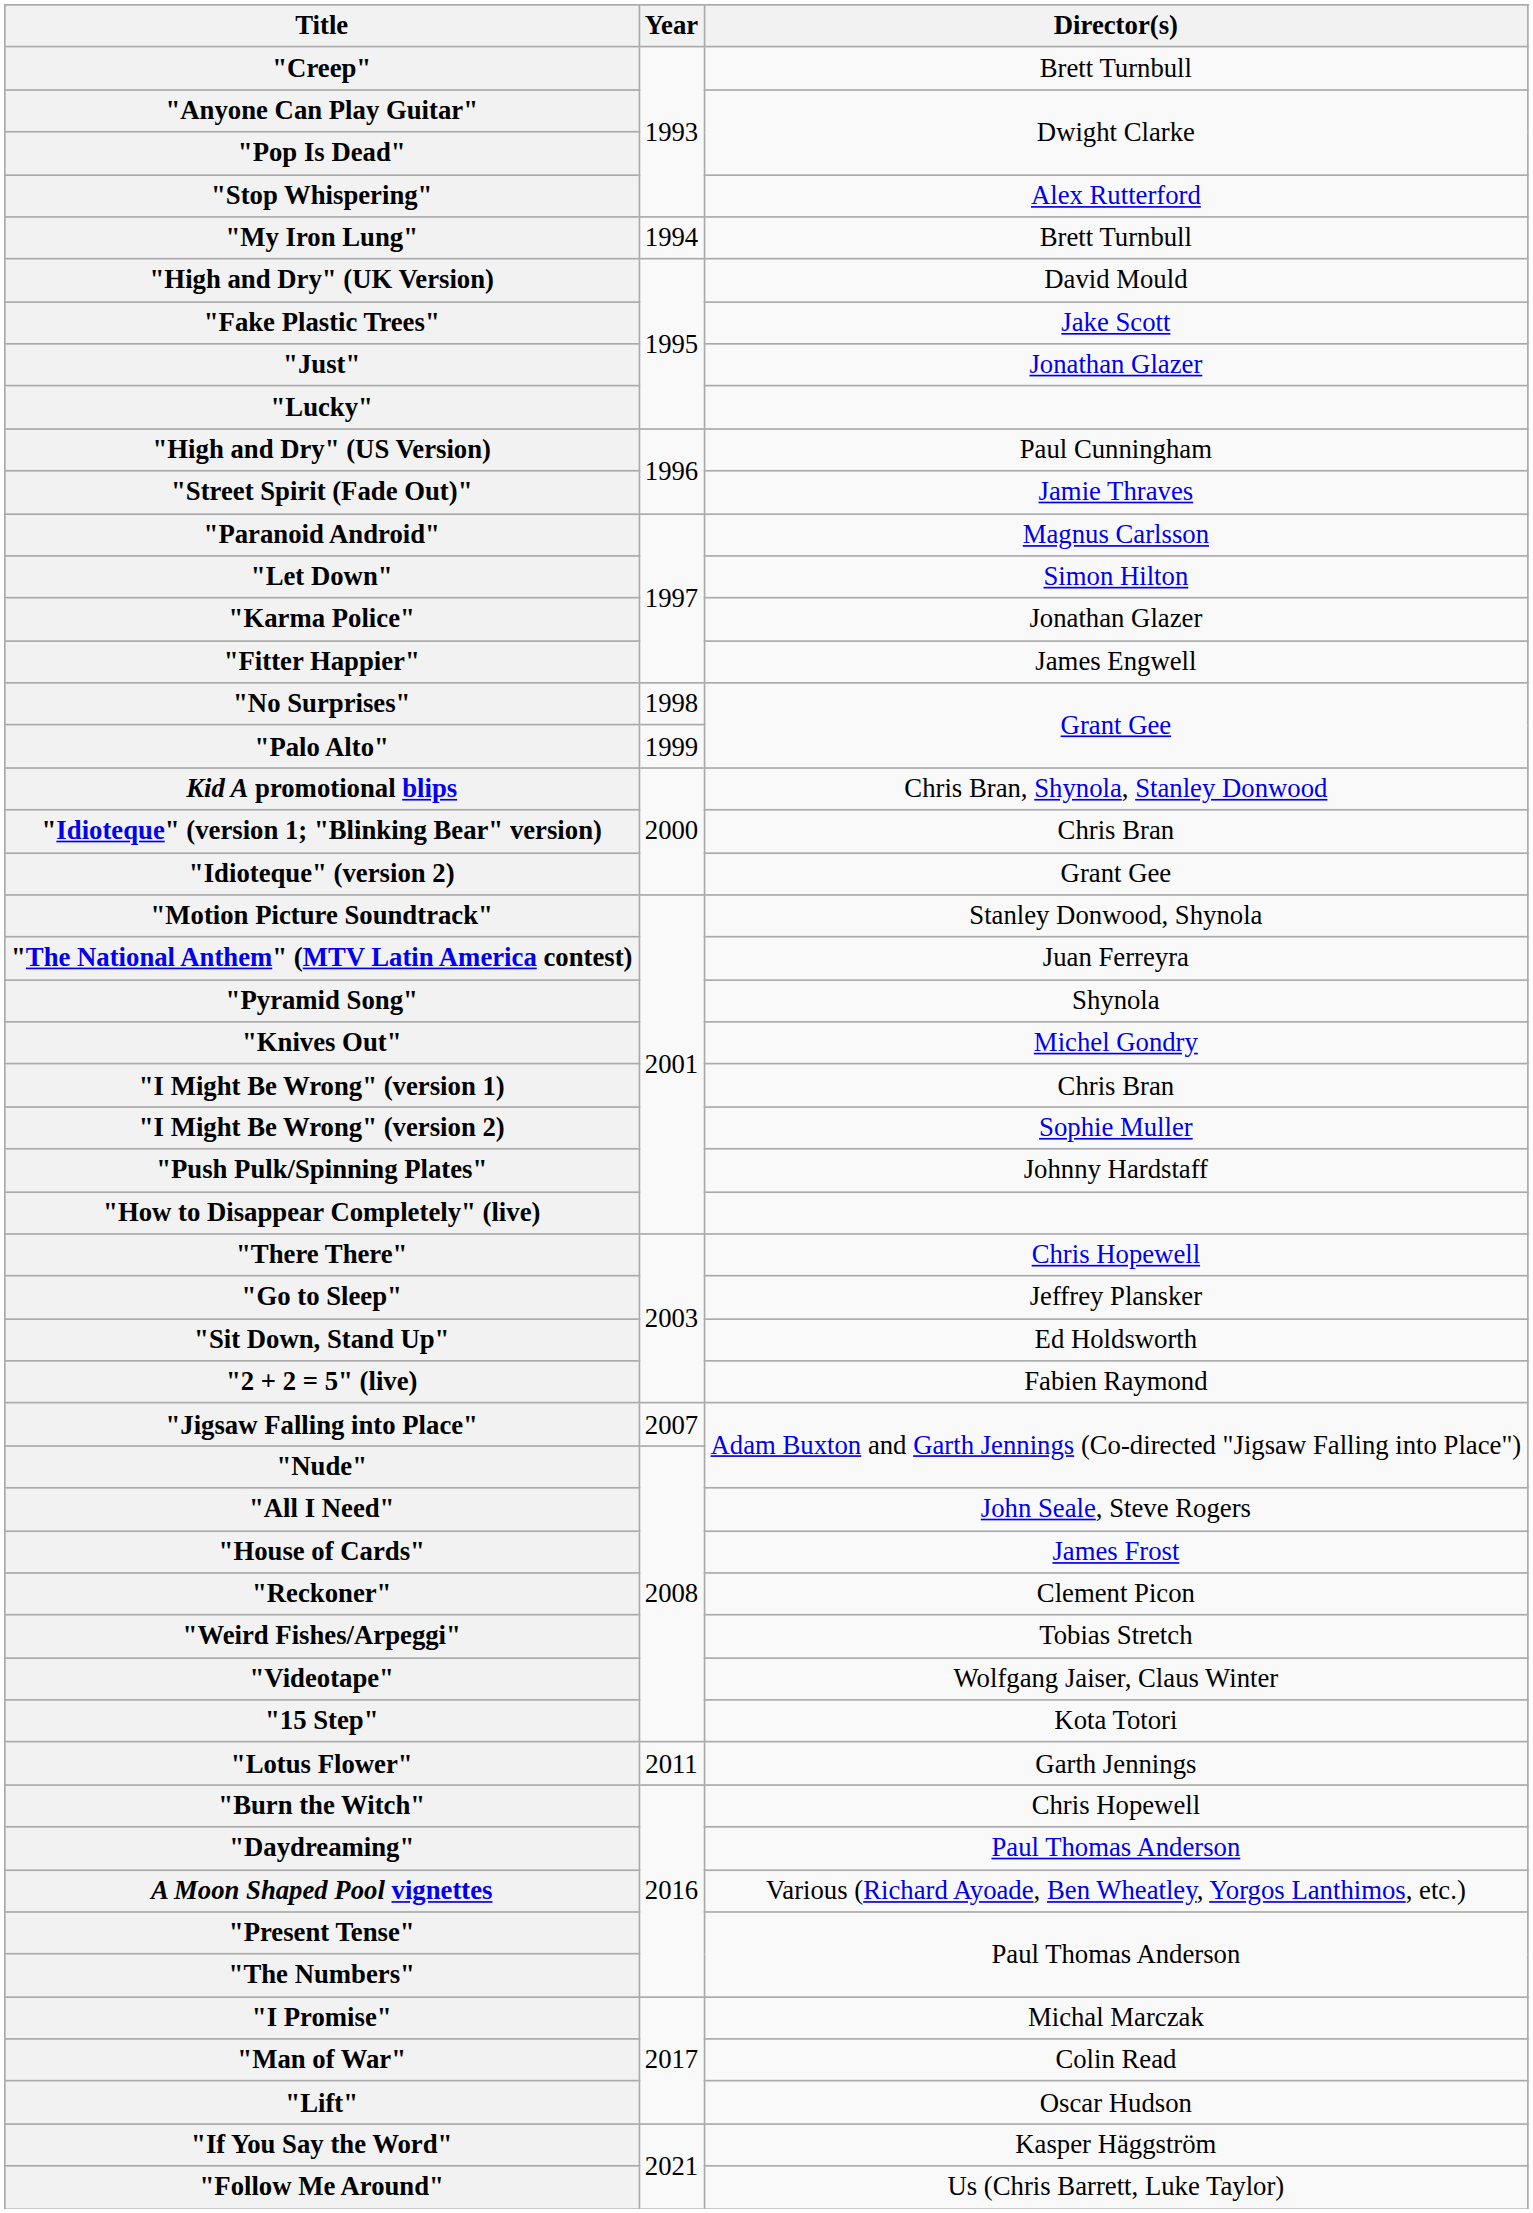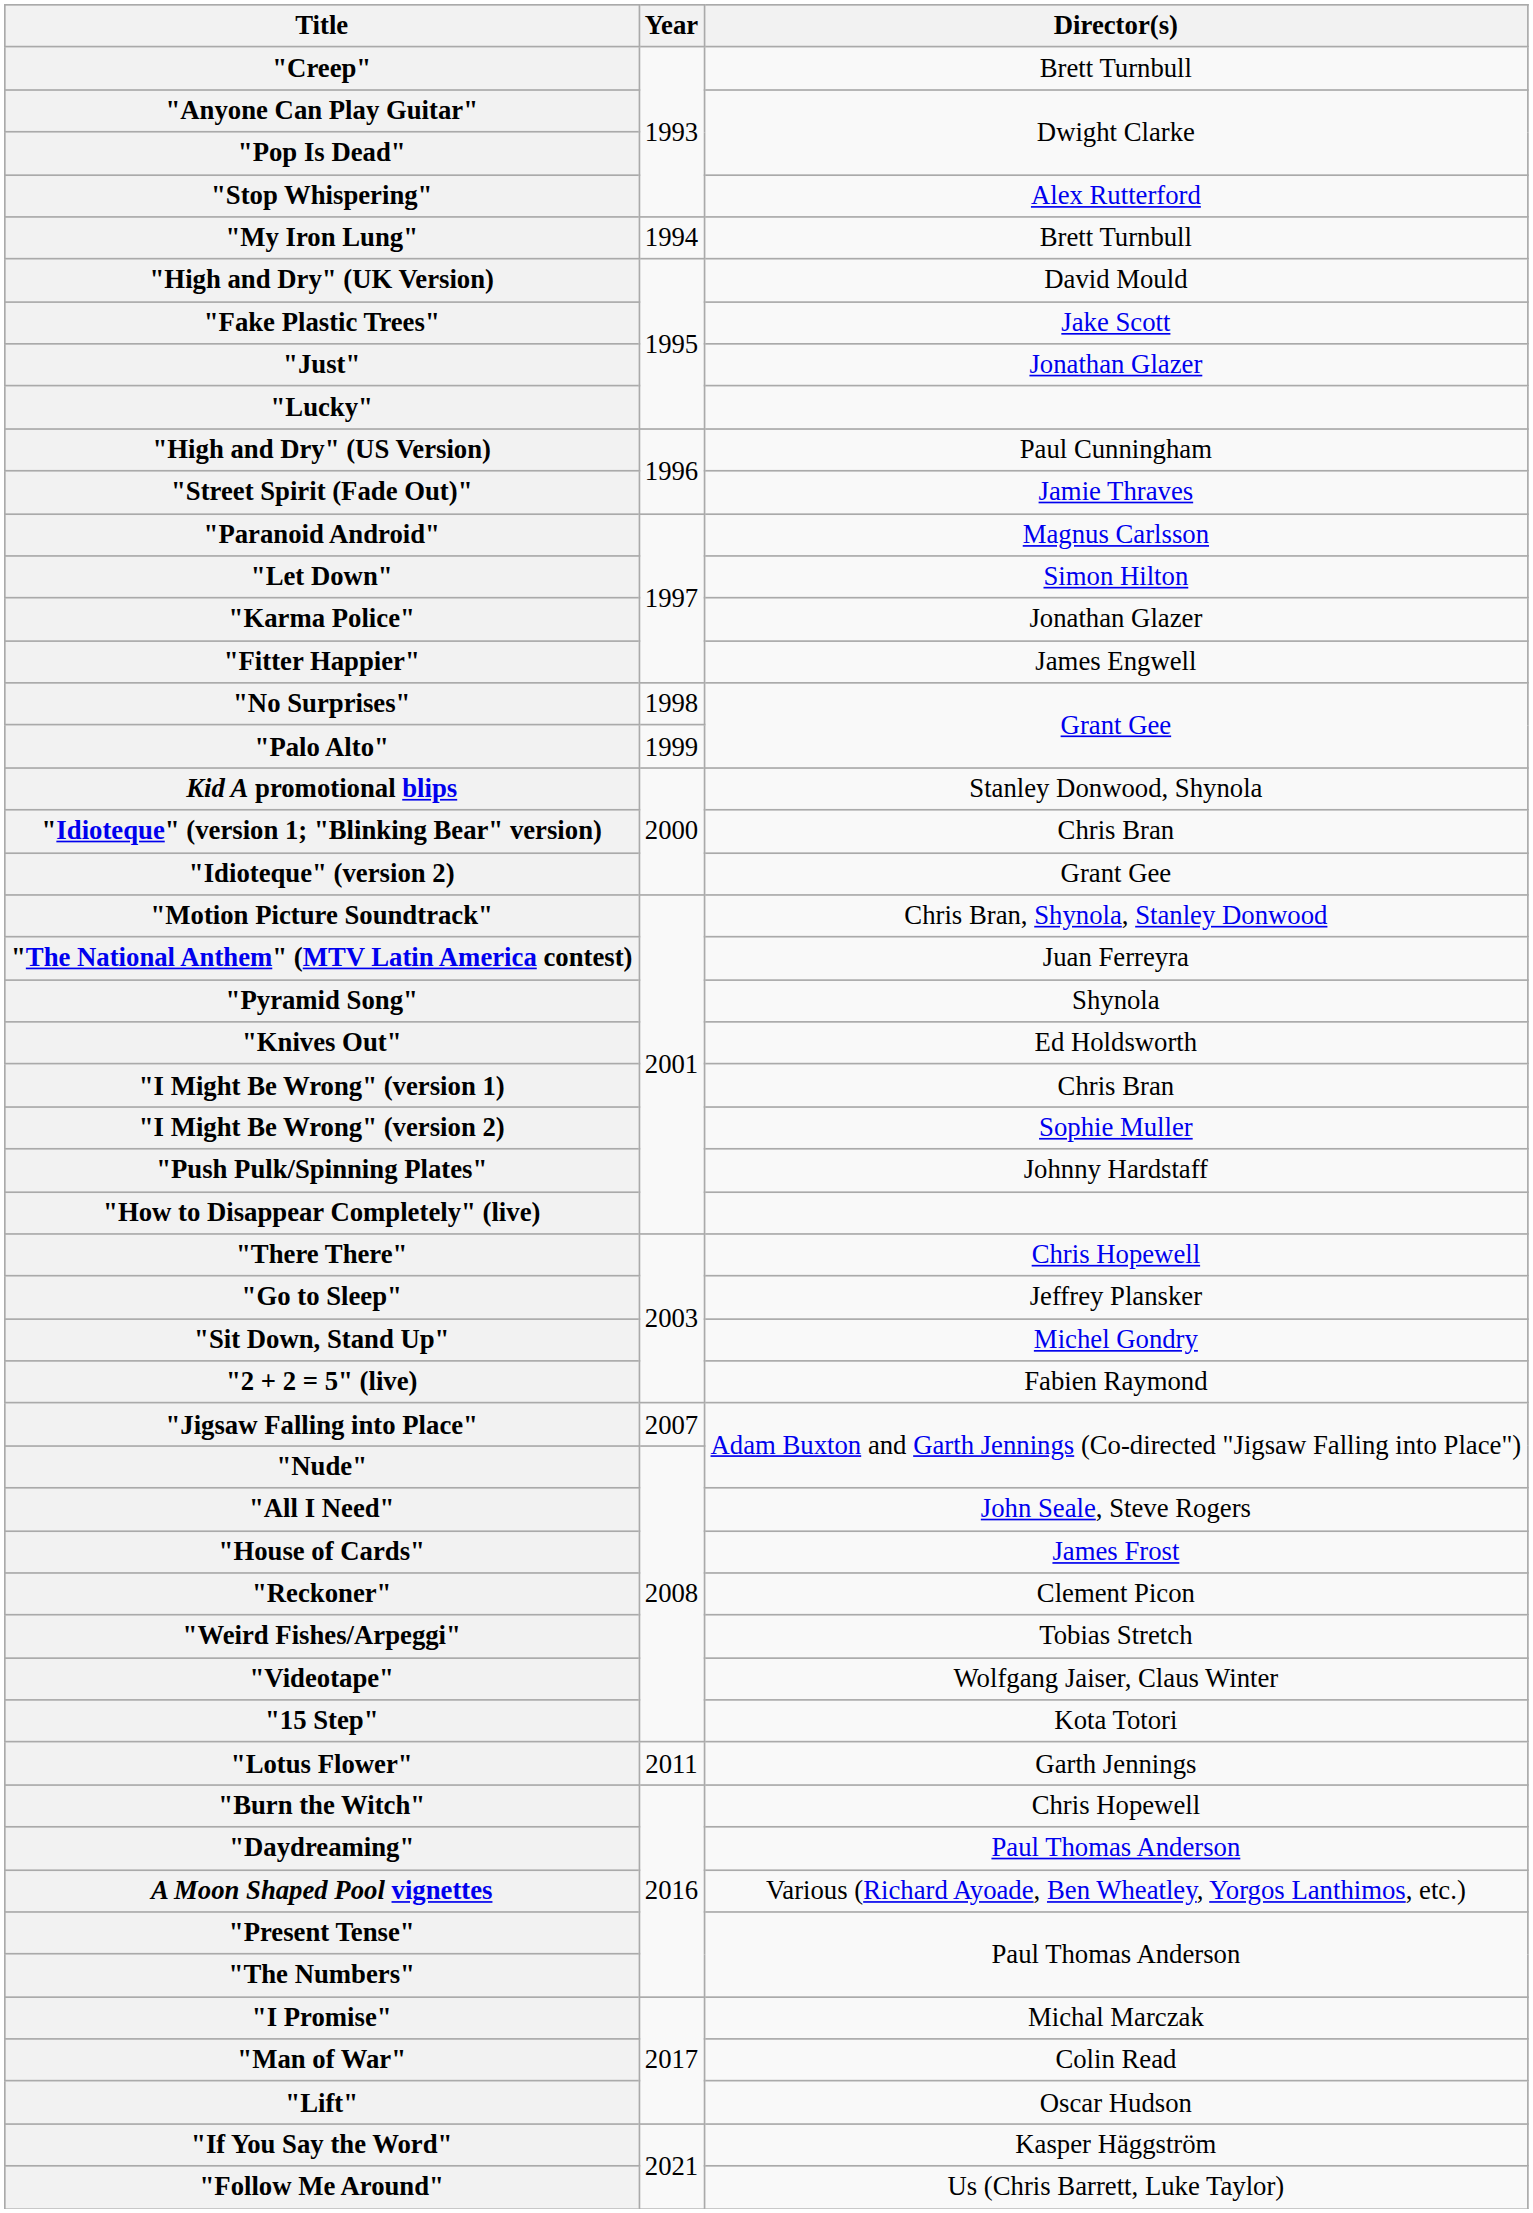(1116, 788) Chris Bran, Shynola, Stanley Donwood -> (1116, 788) Stanley Donwood, Shynola
(1116, 915) Stanley Donwood, Shynola -> (1116, 915) Chris Bran, Shynola, Stanley Donwood
(1116, 1042) Michel Gondry -> (1116, 1042) Ed Holdsworth
(1116, 1339) Ed Holdsworth -> (1116, 1339) Michel Gondry
